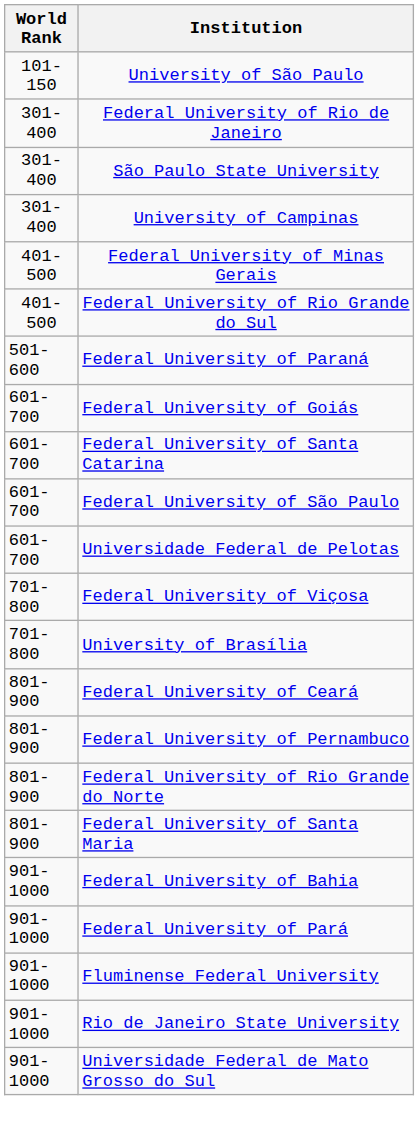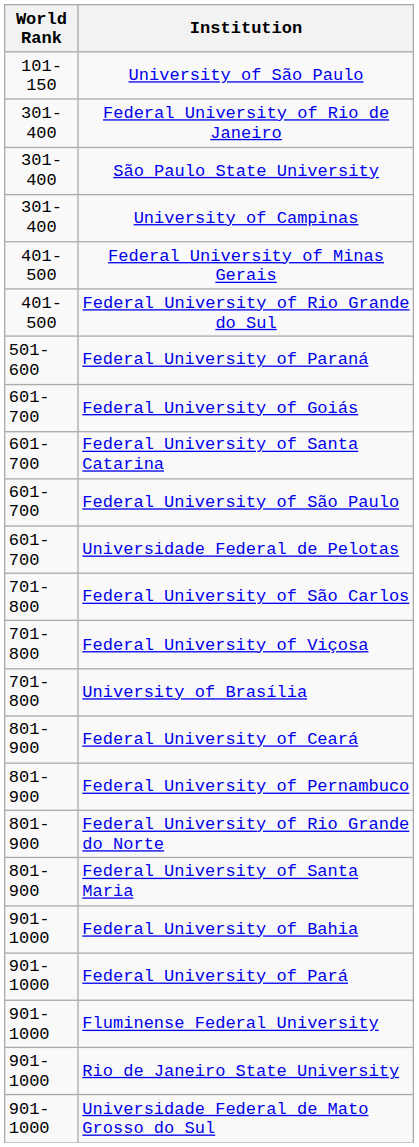+ row: (246, 597)
